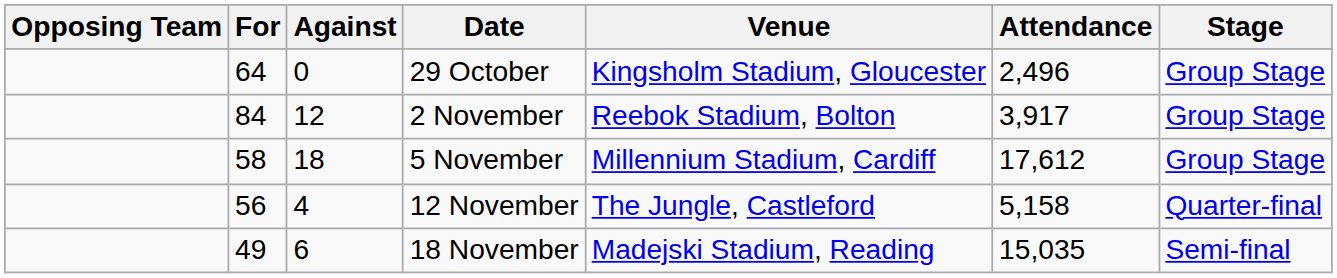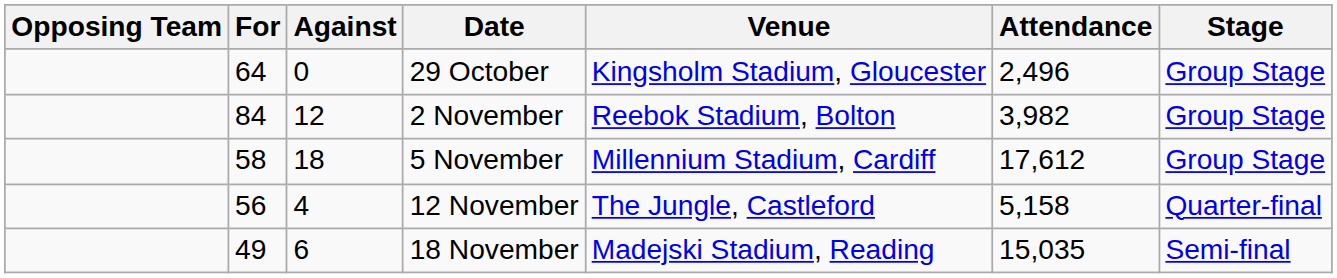(1034, 116) 3,917 -> (1034, 116) 3,982
